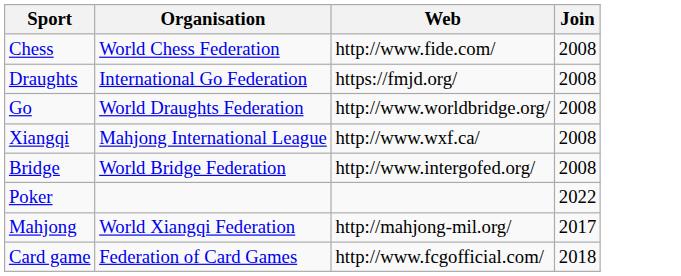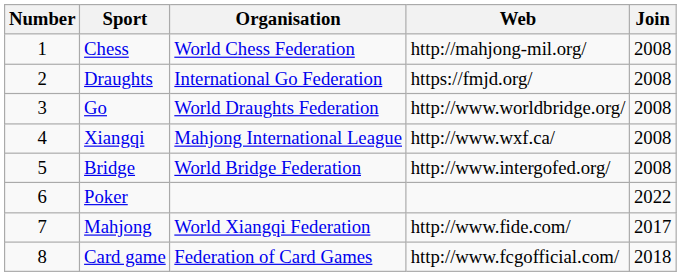+ column: (42, 19)
(415, 49) http://www.fide.com/ -> (499, 49) http://mahjong-mil.org/
(423, 227) http://mahjong-mil.org/ -> (491, 227) http://www.fide.com/
